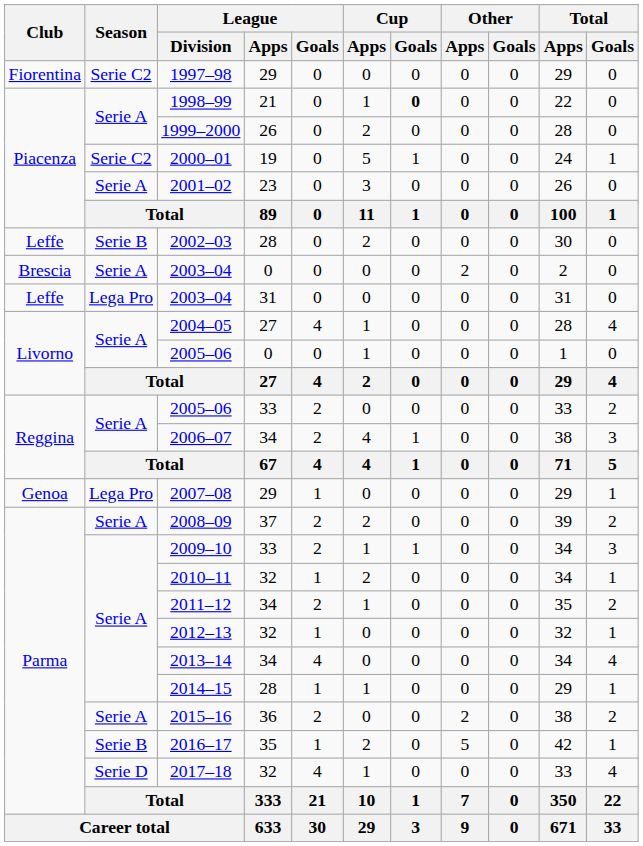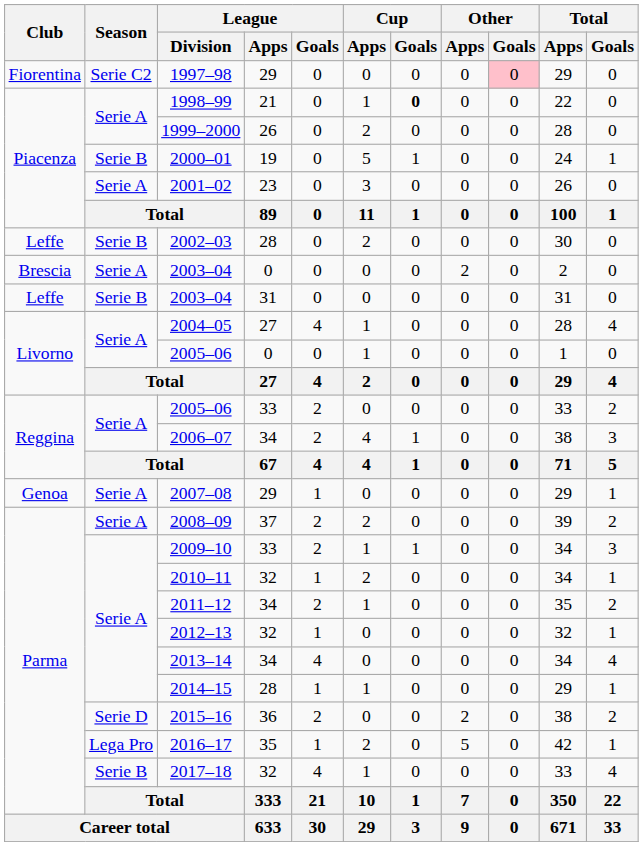(514, 74) no background -> (514, 74) pink background
(121, 158) Serie C2 -> (121, 158) Serie B
(121, 297) Lega Pro -> (121, 297) Serie B
(121, 492) Lega Pro -> (121, 492) Serie A
(121, 716) Serie A -> (121, 716) Serie D
(121, 744) Serie B -> (121, 744) Lega Pro
(121, 772) Serie D -> (121, 772) Serie B
